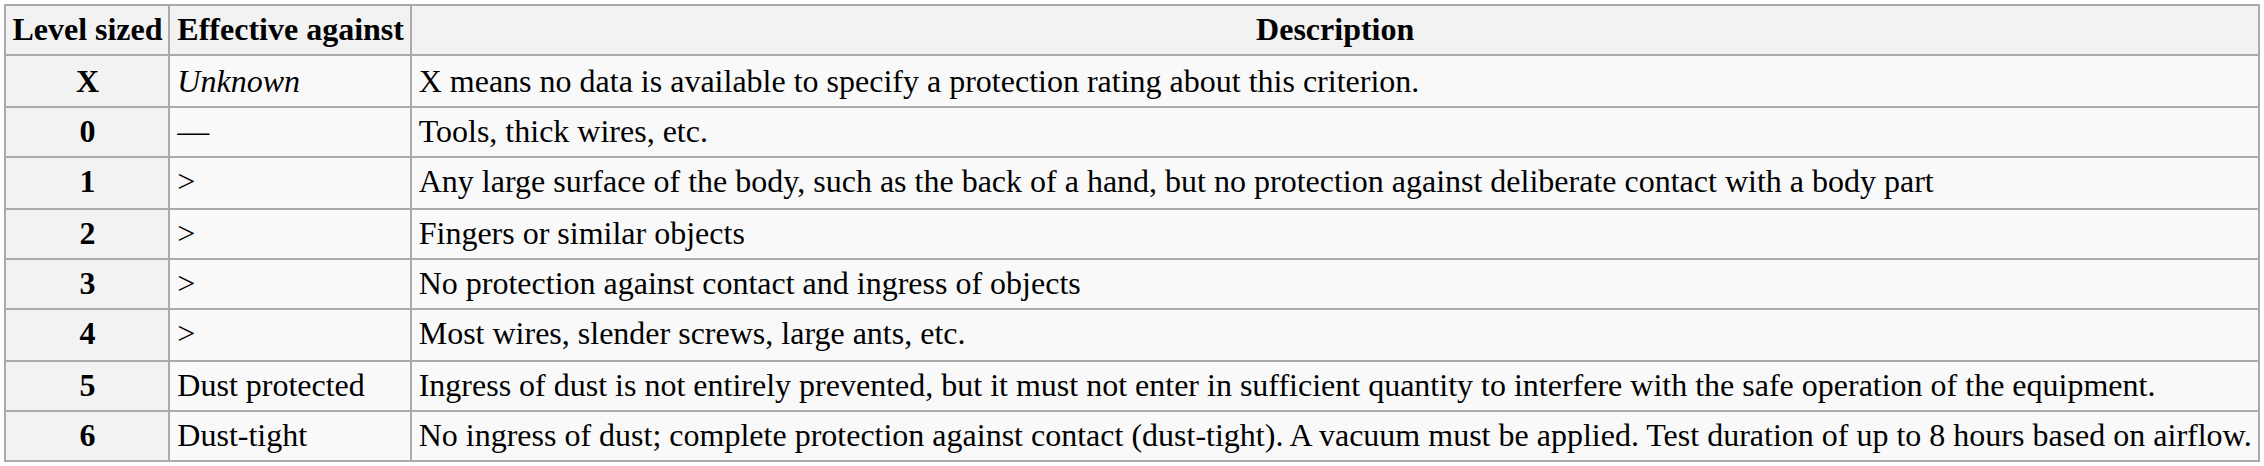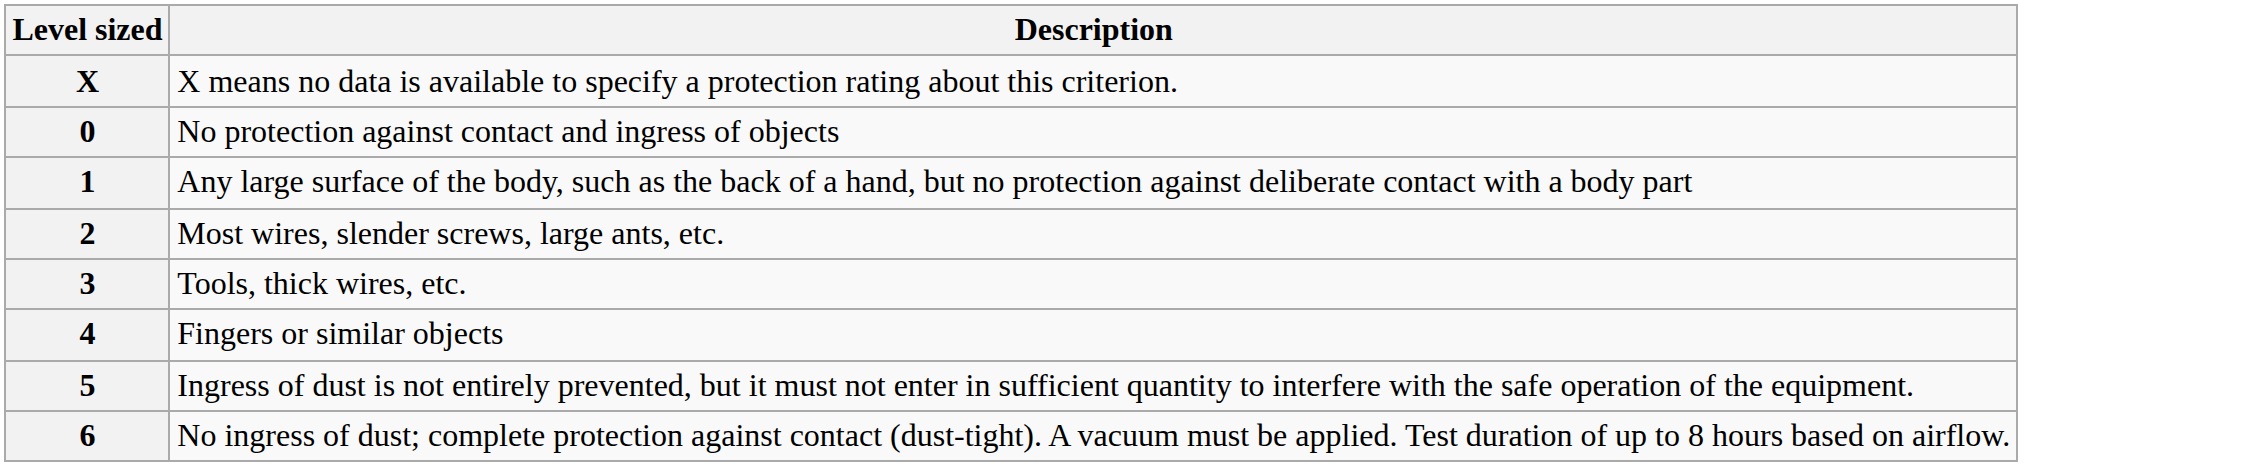- column: (291, 29)
(563, 131) Tools, thick wires, etc. -> (508, 131) No protection against contact and ingress of objects
(582, 232) Fingers or similar objects -> (451, 232) Most wires, slender screws, large ants, etc.
(750, 283) No protection against contact and ingress of objects -> (322, 283) Tools, thick wires, etc.
(692, 334) Most wires, slender screws, large ants, etc. -> (340, 334) Fingers or similar objects
